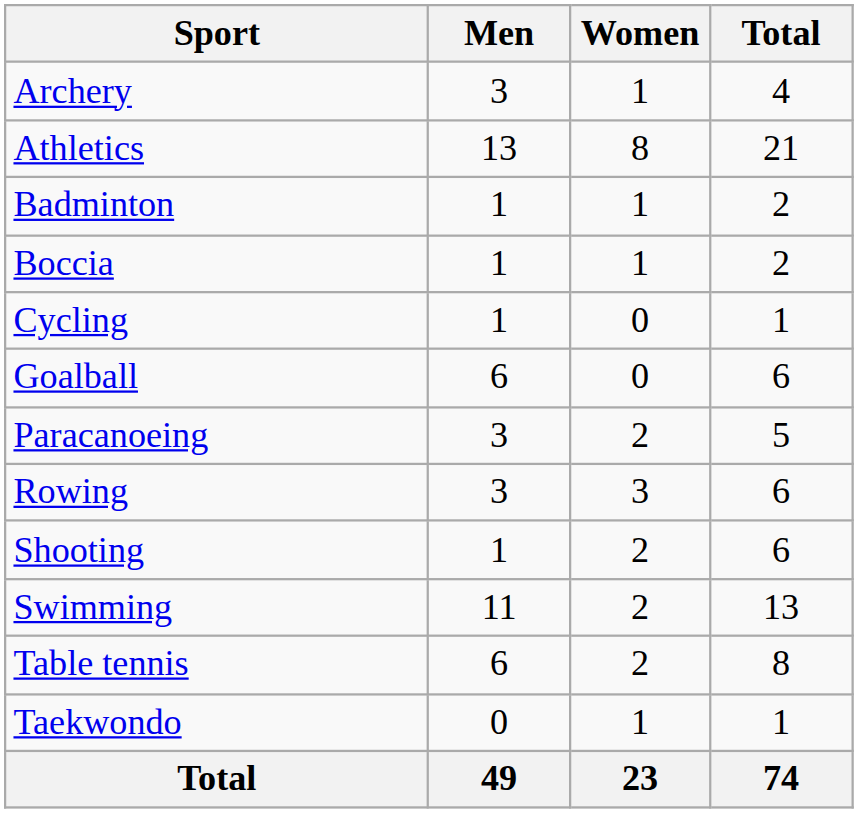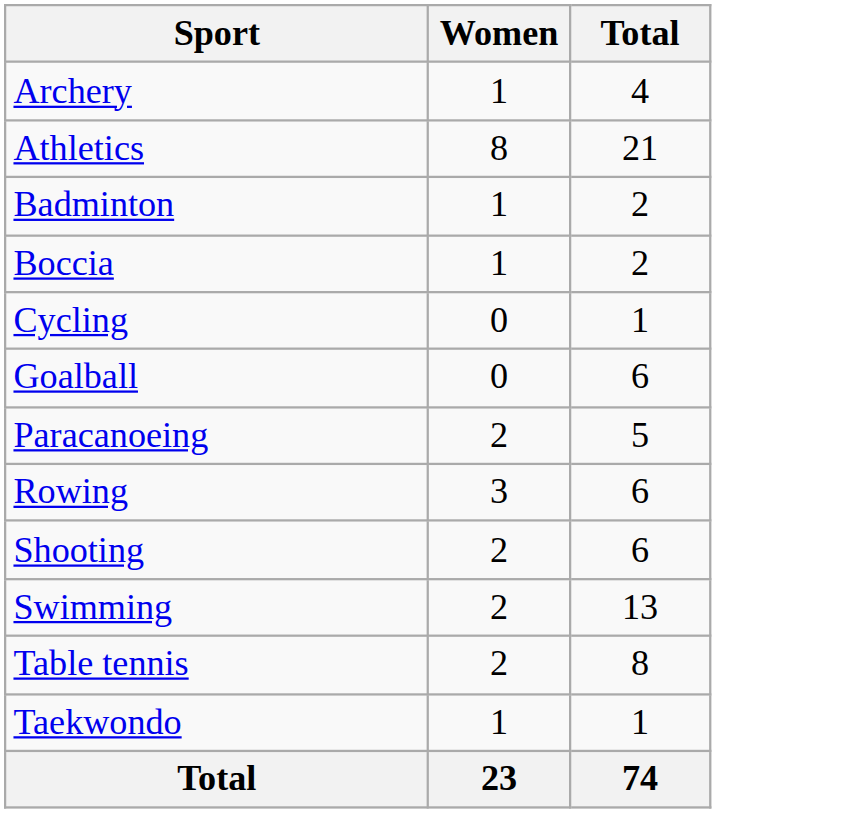- column: (499, 33)
